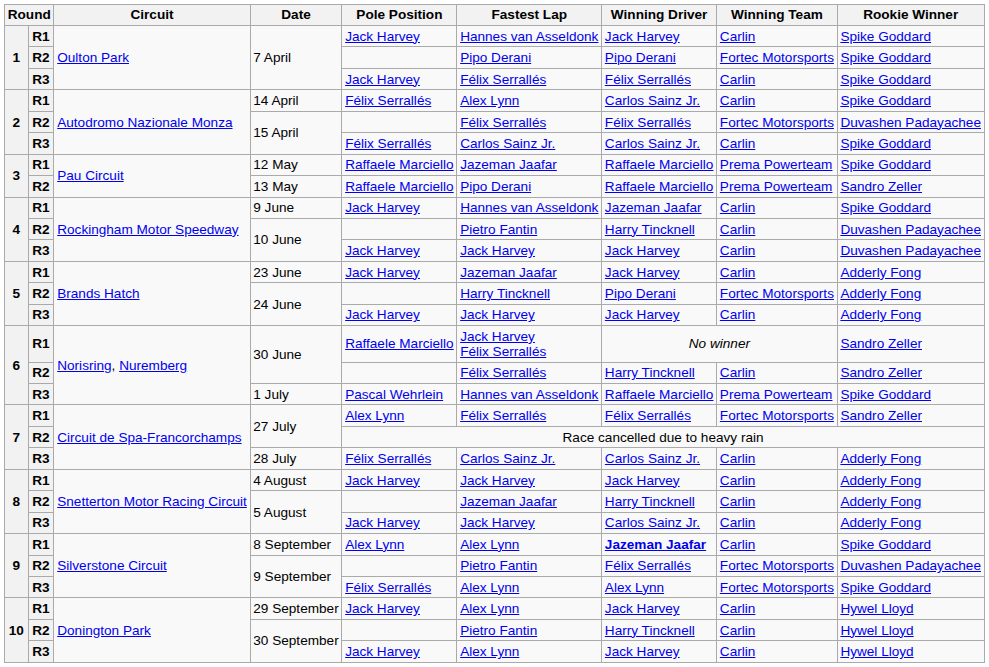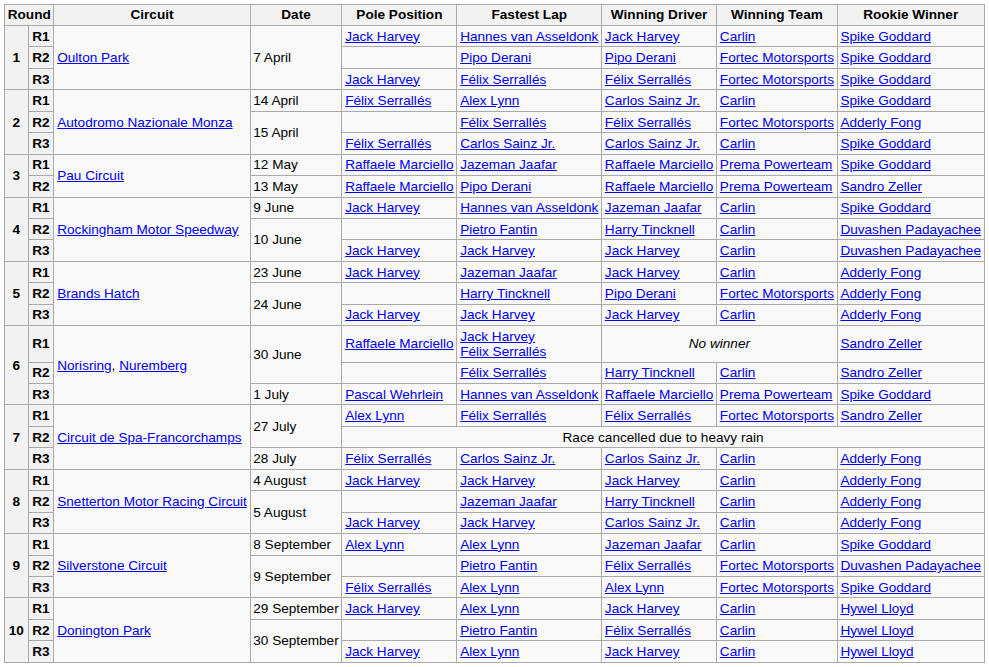(738, 79) Carlin -> (777, 79) Fortec Motorsports
(911, 122) Duvashen Padayachee -> (881, 122) Adderly Fong
(655, 544) bold -> (653, 544) normal
(650, 630) Harry Tincknell -> (648, 630) Félix Serrallés
